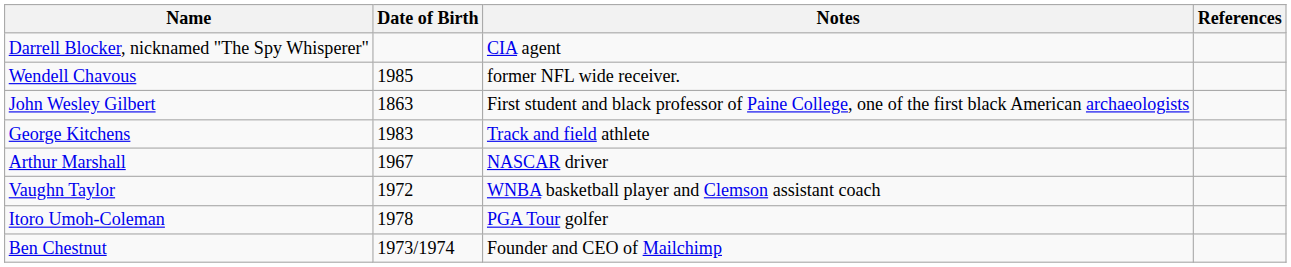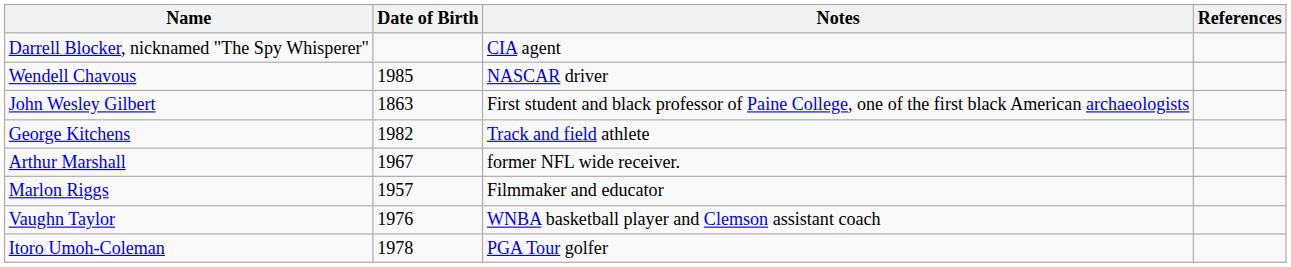(584, 76) former NFL wide receiver. -> (547, 76) NASCAR driver
(395, 133) 1983 -> (395, 133) 1982
(547, 162) NASCAR driver -> (584, 162) former NFL wide receiver.
+ row: (59, 190)
(395, 190) 1972 -> (395, 219) 1976
- row: (58, 248)
